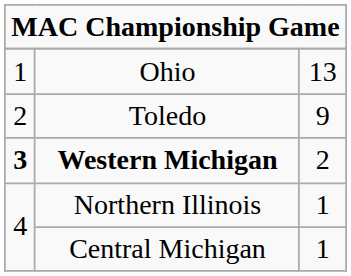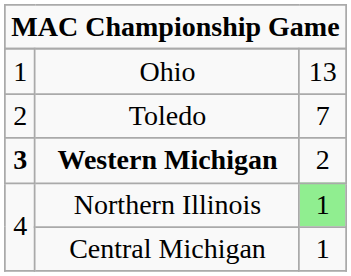(323, 115) 9 -> (323, 115) 7
(323, 204) no background -> (323, 204) lightgreen background
